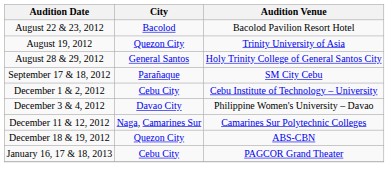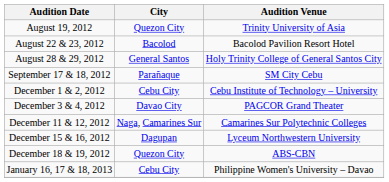rows swapped: (59, 43) <-> (59, 28)
(294, 106) Philippine Women's University – Davao -> (294, 106) PAGCOR Grand Theater
+ row: (59, 138)
(294, 153) PAGCOR Grand Theater -> (294, 169) Philippine Women's University – Davao
